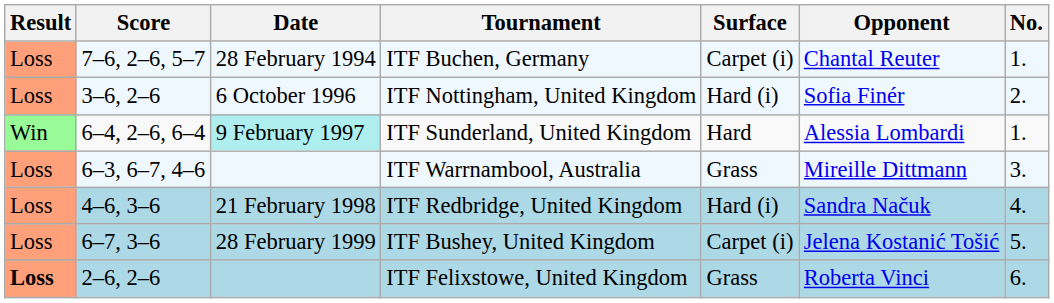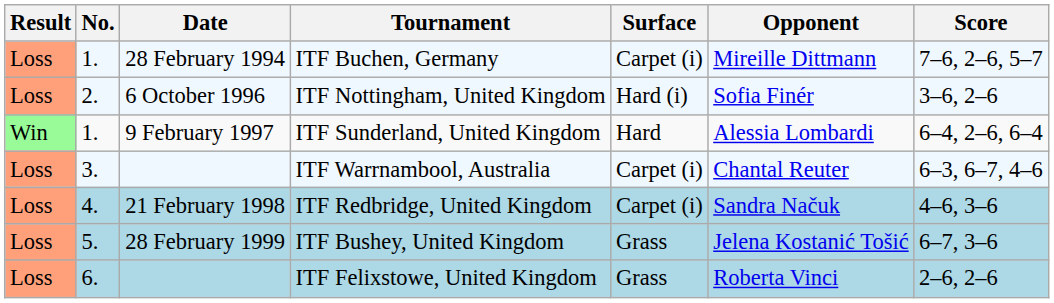columns swapped: (1026, 22) <-> (143, 22)
(872, 58) Chantal Reuter -> (795, 58) Mireille Dittmann
(290, 131) paleturquoise background -> (200, 131) no background
(732, 168) Grass -> (659, 168) Carpet (i)
(885, 168) Mireille Dittmann -> (781, 168) Chantal Reuter
(742, 204) Hard (i) -> (659, 204) Carpet (i)
(750, 241) Carpet (i) -> (642, 241) Grass
(32, 277) bold -> (31, 277) normal
